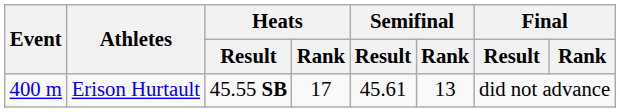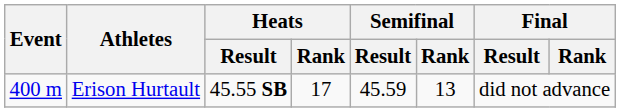(383, 90) 45.61 -> (383, 90) 45.59
